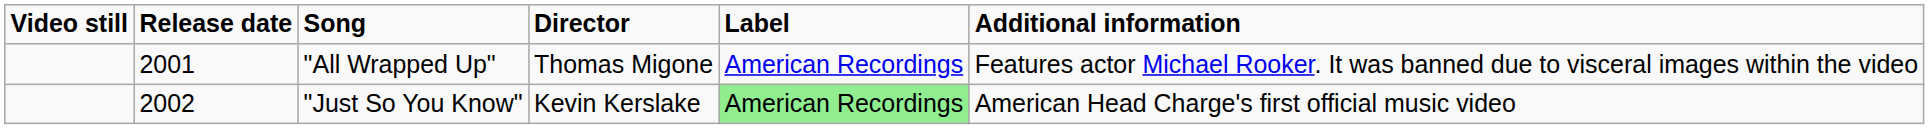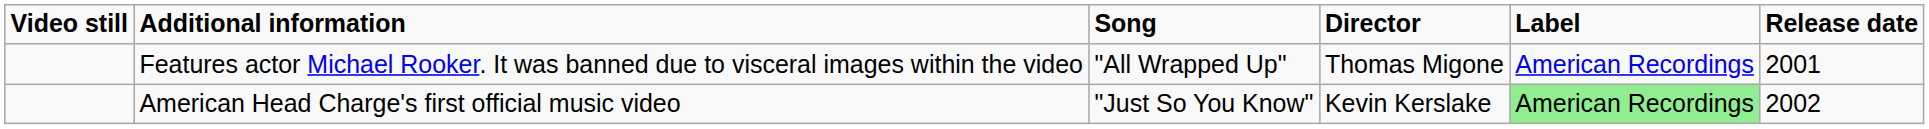columns swapped: (216, 24) <-> (1108, 24)
